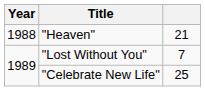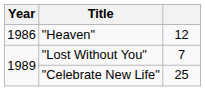(22, 34) 1988 -> (22, 34) 1986
(182, 34) 21 -> (182, 34) 12
